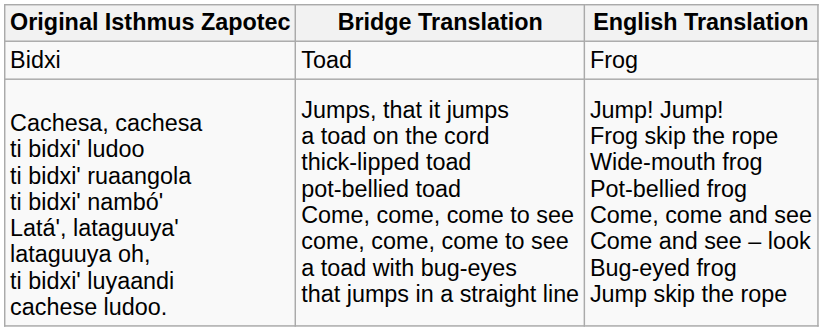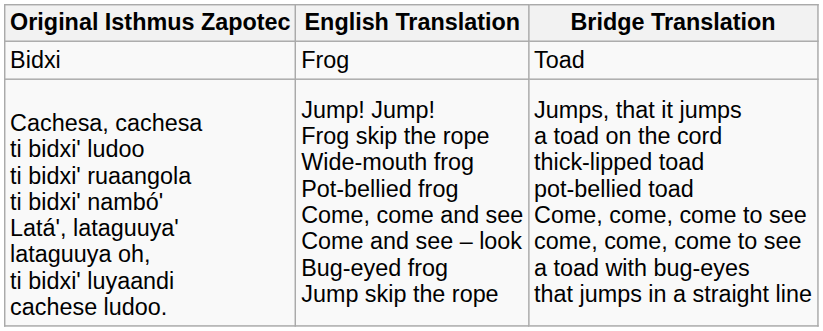columns swapped: (440, 23) <-> (701, 23)
